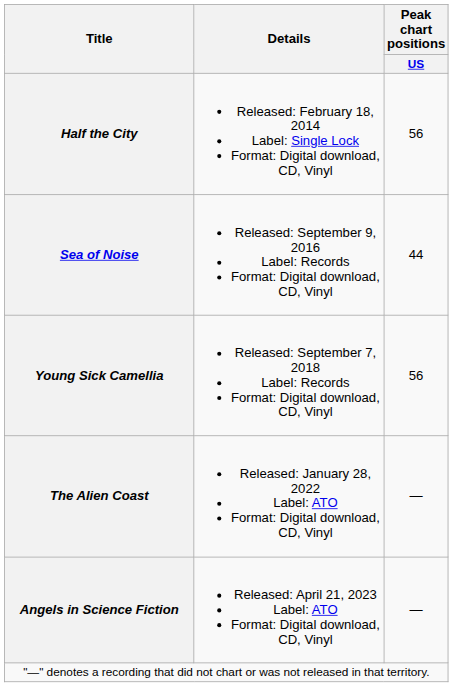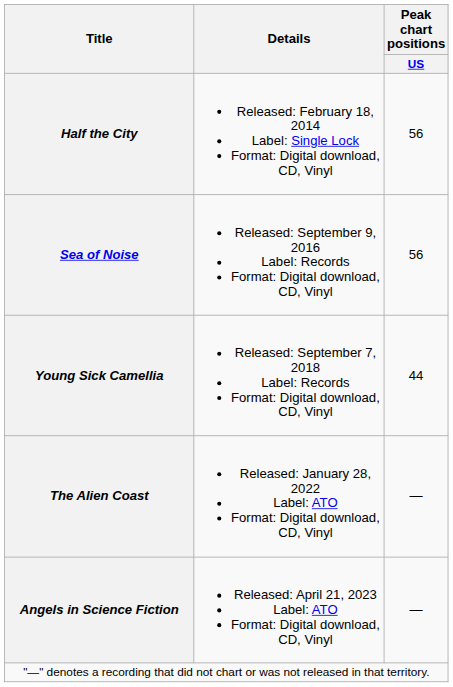(416, 254) 44 -> (416, 254) 56
(416, 375) 56 -> (416, 375) 44
